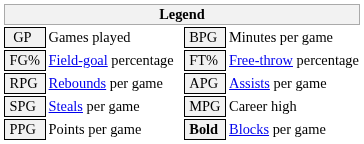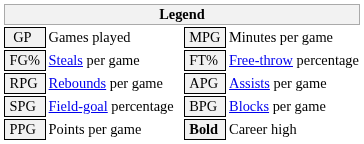(203, 37) BPG -> (205, 37) MPG
(111, 60) Field-goal percentage -> (94, 60) Steals per game
(94, 106) Steals per game -> (111, 106) Field-goal percentage
(205, 106) MPG -> (203, 106) BPG
(263, 106) Career high -> (277, 106) Blocks per game
(277, 129) Blocks per game -> (263, 129) Career high
